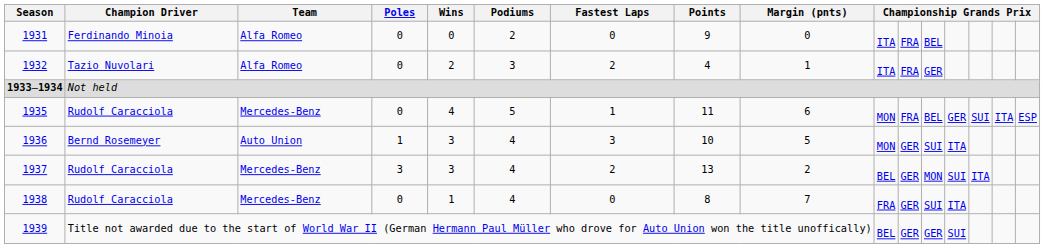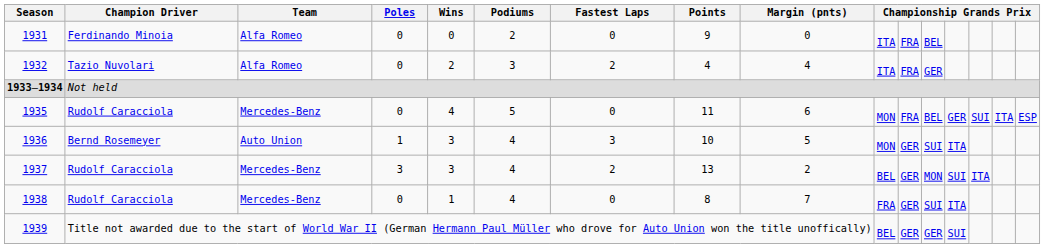(807, 65) 1 -> (807, 65) 4
(612, 112) 1 -> (612, 112) 0
